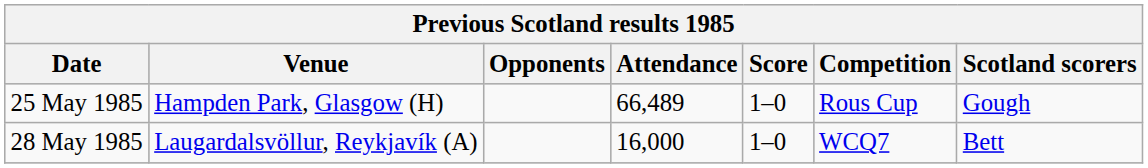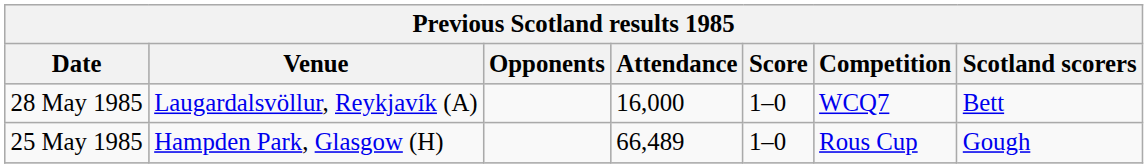rows swapped: (77, 102) <-> (77, 142)
